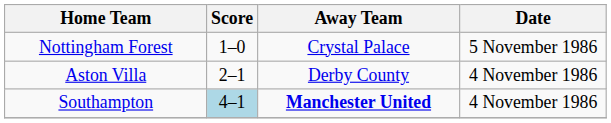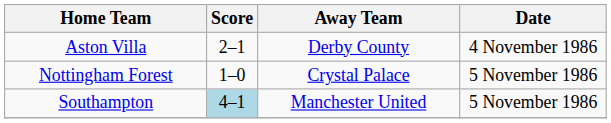rows swapped: (106, 74) <-> (106, 46)
(358, 103) bold -> (358, 103) normal
(533, 103) 4 November 1986 -> (533, 103) 5 November 1986
